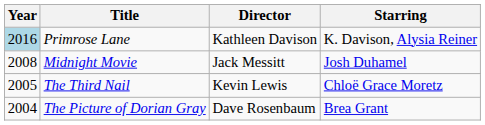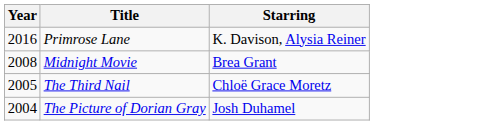- column: (265, 16)
(22, 39) lightblue background -> (22, 39) no background
(365, 62) Josh Duhamel -> (245, 62) Brea Grant
(356, 108) Brea Grant -> (254, 108) Josh Duhamel
